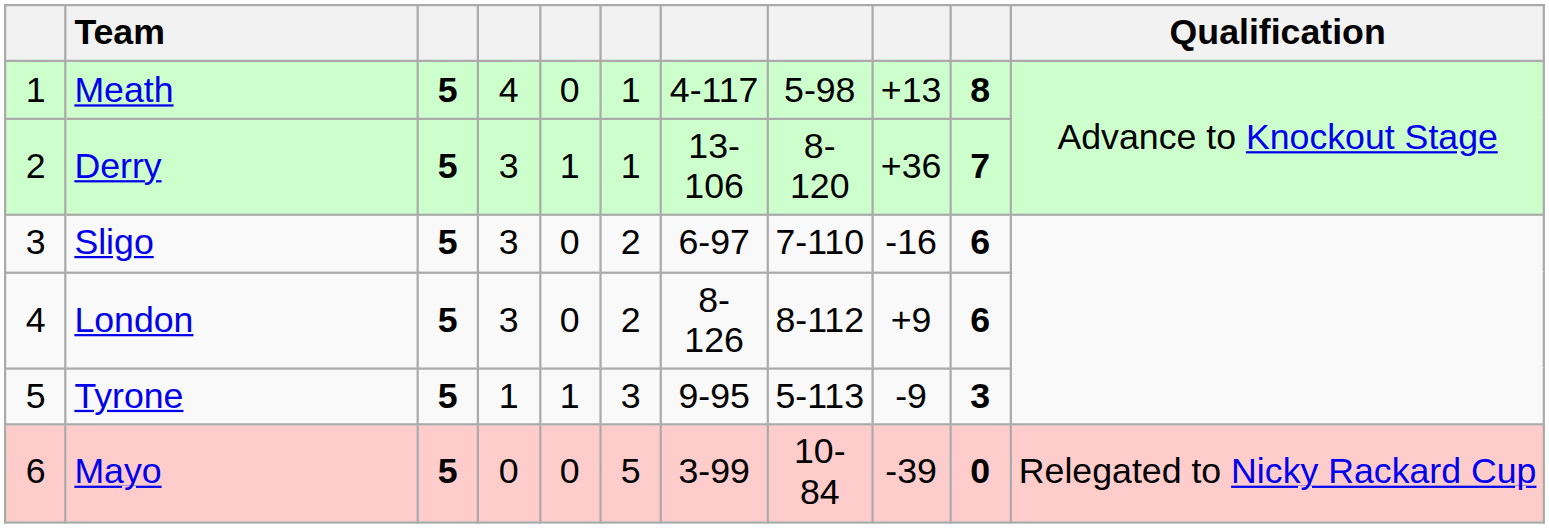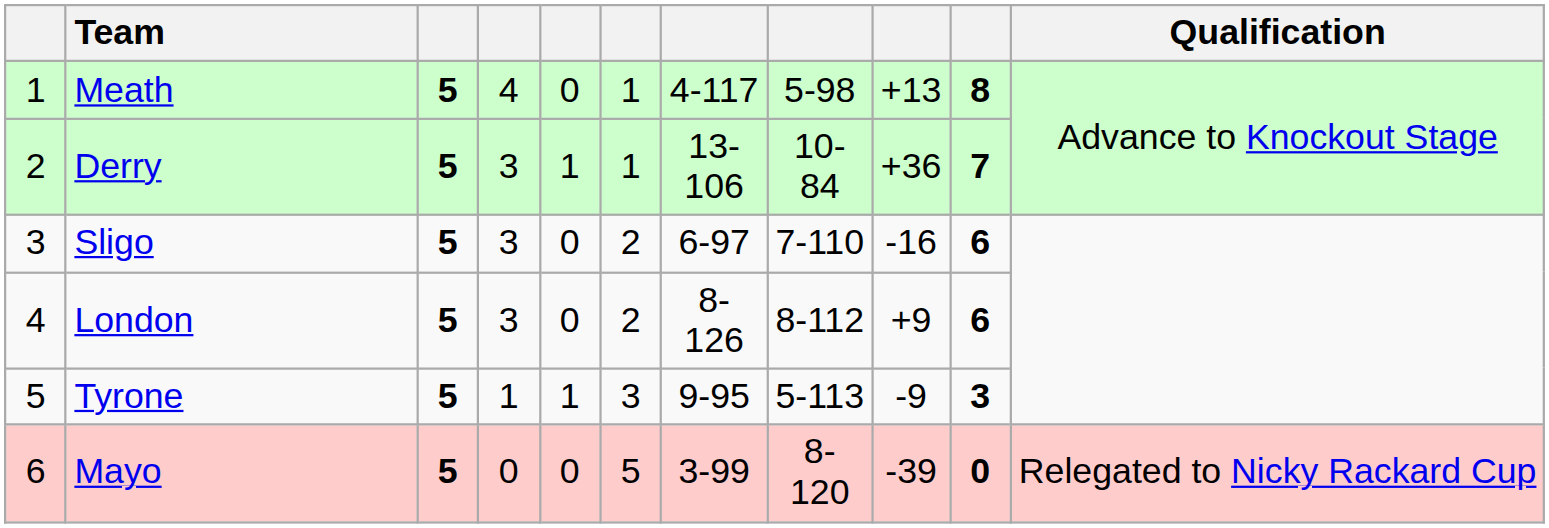(820, 166) 8-120 -> (820, 166) 10-84
(820, 472) 10-84 -> (820, 472) 8-120
